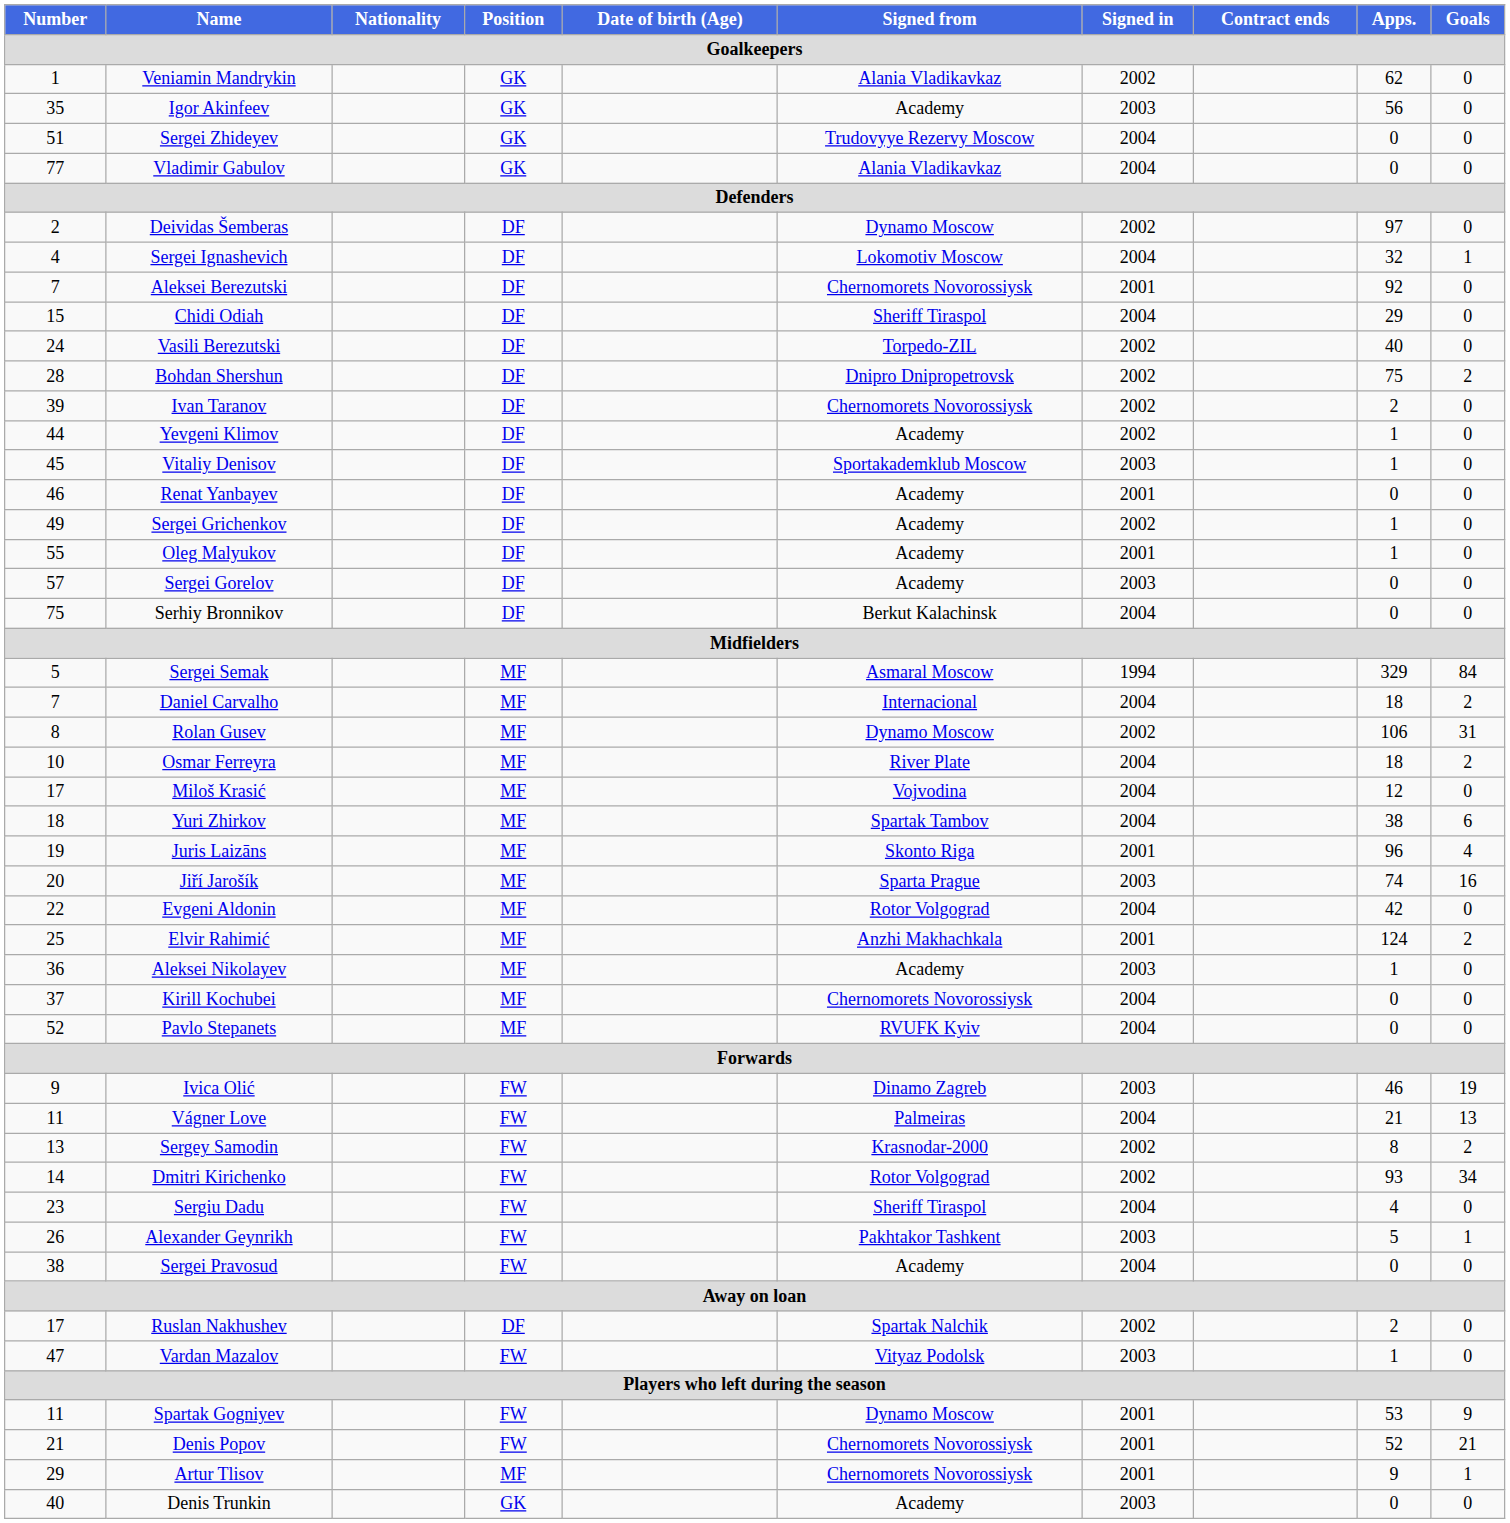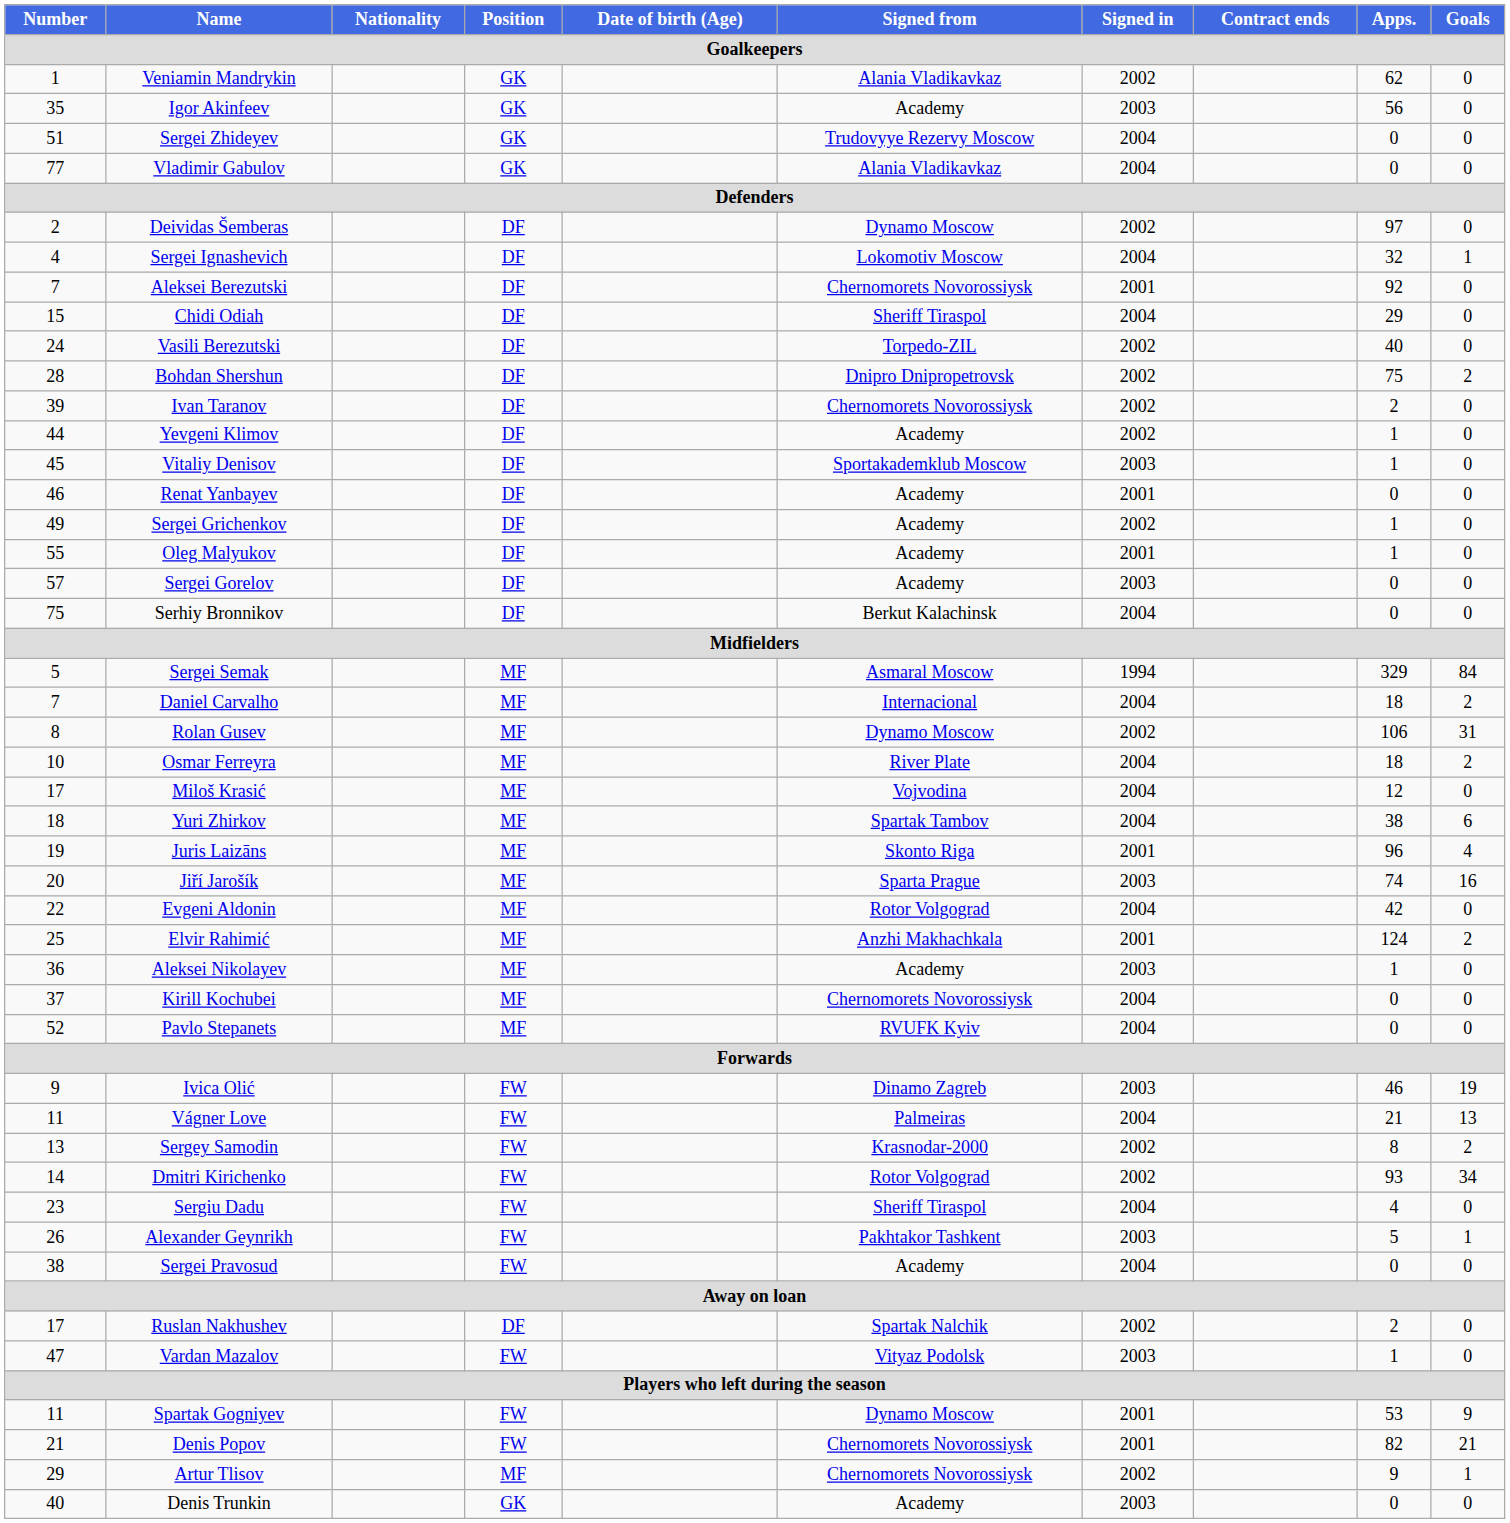(1394, 1444) 52 -> (1394, 1444) 82
(1138, 1474) 2001 -> (1138, 1474) 2002
